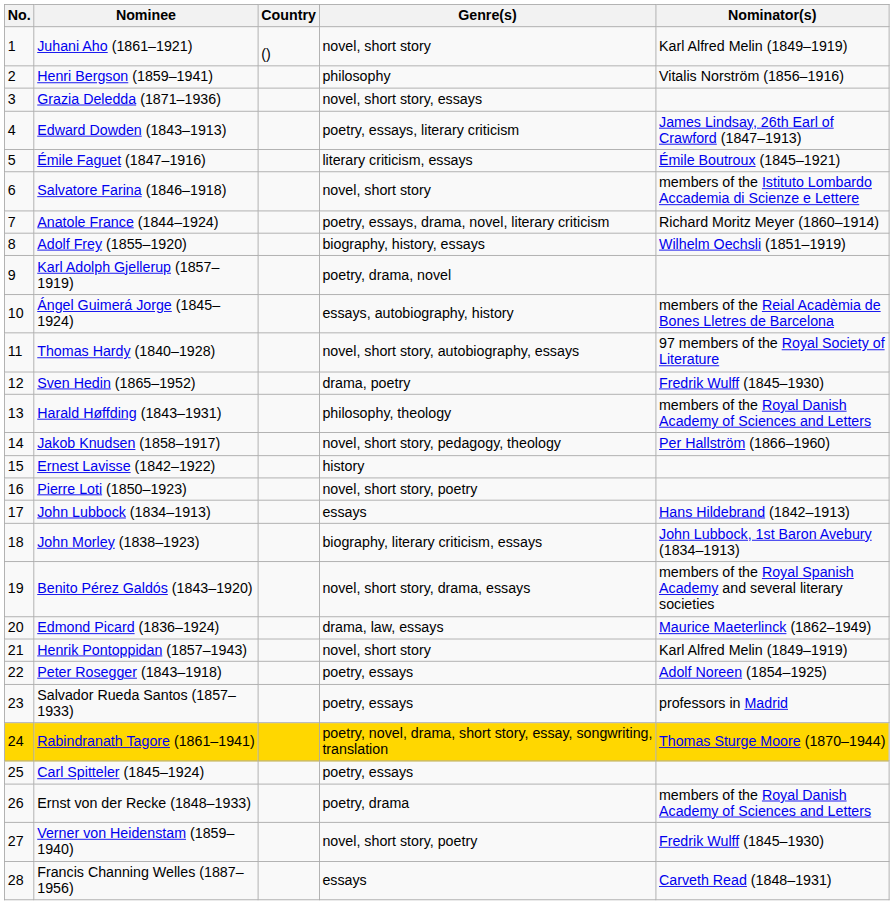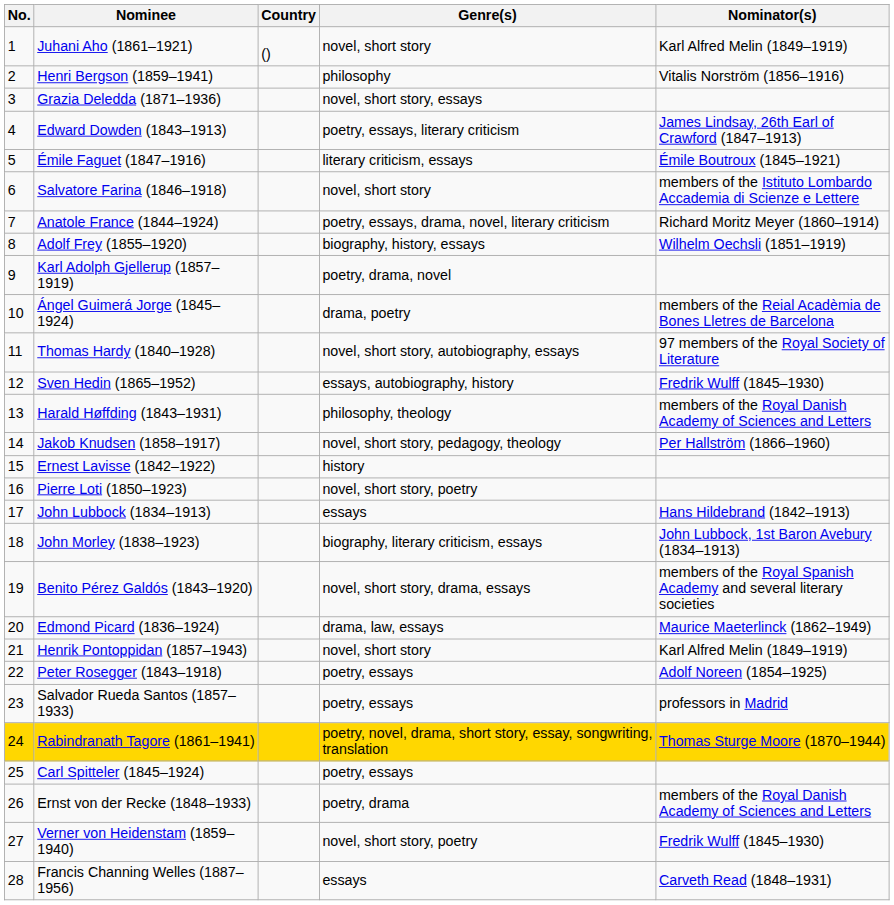(418, 313) essays, autobiography, history -> (366, 313) drama, poetry
(366, 382) drama, poetry -> (418, 382) essays, autobiography, history
